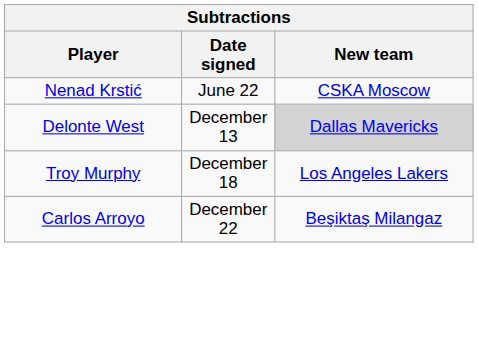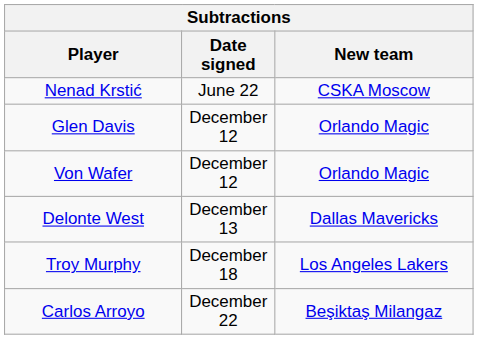+ row: (93, 127)
+ row: (93, 173)
(374, 127) lightgrey background -> (374, 219) no background
